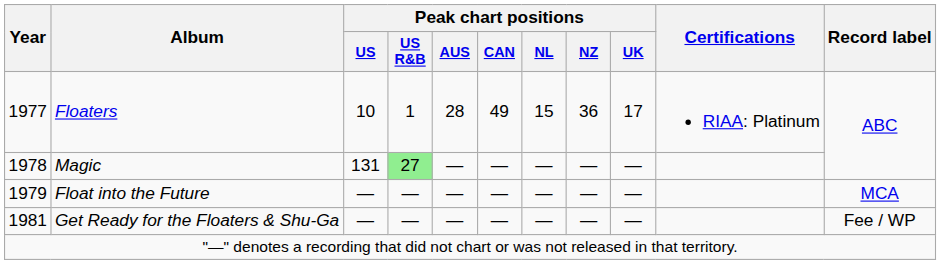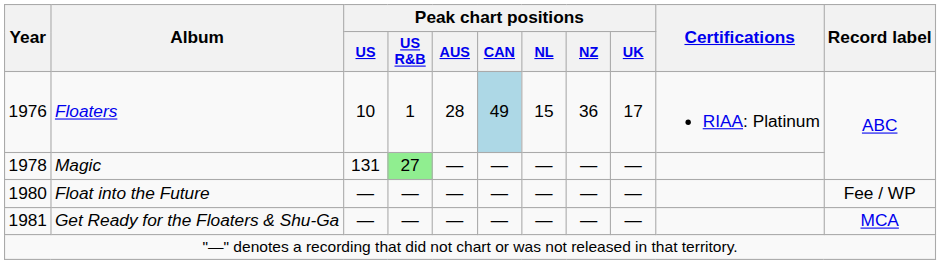(28, 111) 1977 -> (28, 111) 1976
(499, 111) no background -> (499, 111) lightblue background
(28, 193) 1979 -> (28, 193) 1980
(880, 193) MCA -> (880, 193) Fee / WP
(880, 221) Fee / WP -> (880, 221) MCA
